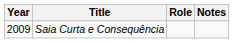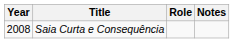(19, 29) 2009 -> (19, 29) 2008
